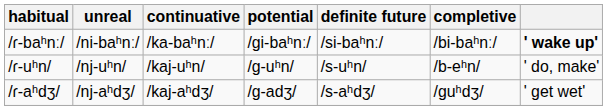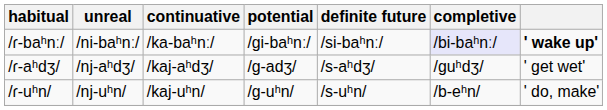(465, 42) no background -> (465, 42) lavender background
rows swapped: (34, 92) <-> (30, 67)
